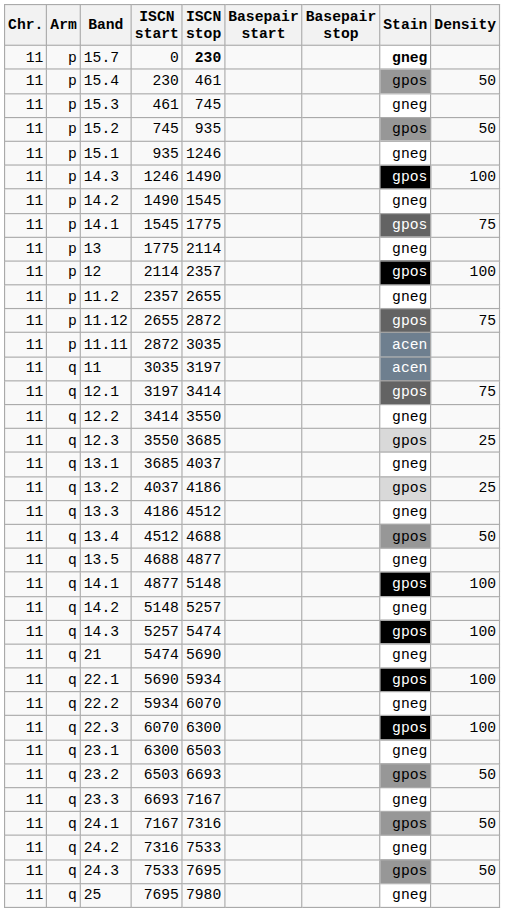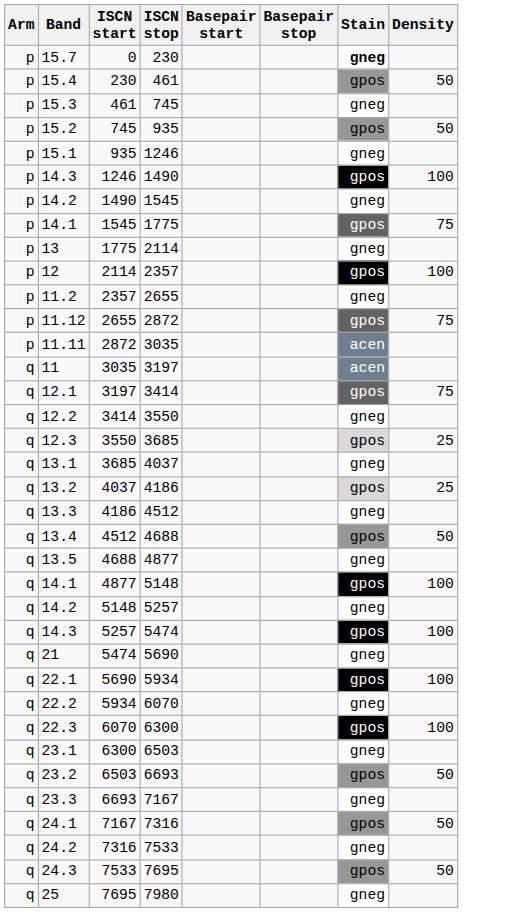- column: (26, 25)
(208, 57) bold -> (166, 57) normal
